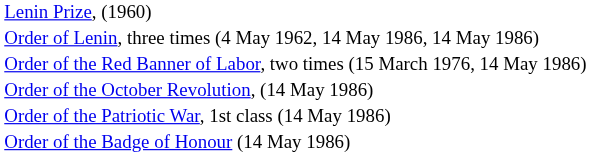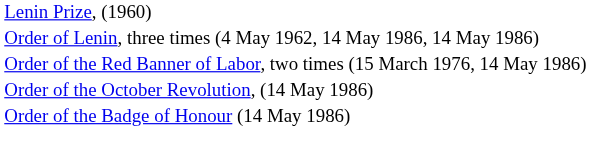- row: (197, 115)
